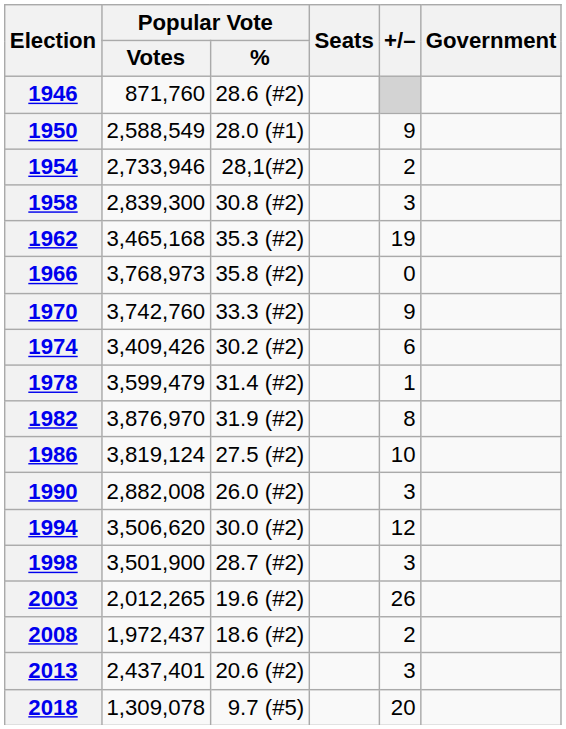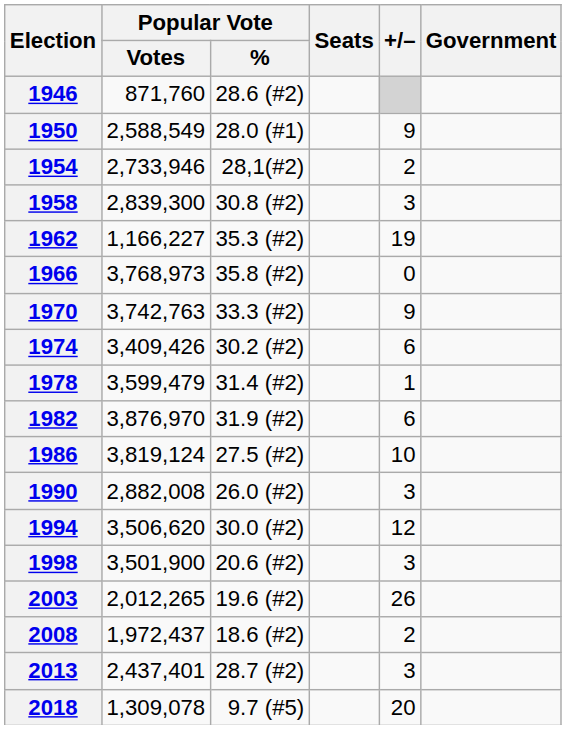(156, 238) 3,465,168 -> (156, 238) 1,166,227
(156, 310) 3,742,760 -> (156, 310) 3,742,763
(409, 418) 8 -> (409, 418) 6
(260, 562) 28.7 (#2) -> (260, 562) 20.6 (#2)
(260, 670) 20.6 (#2) -> (260, 670) 28.7 (#2)
